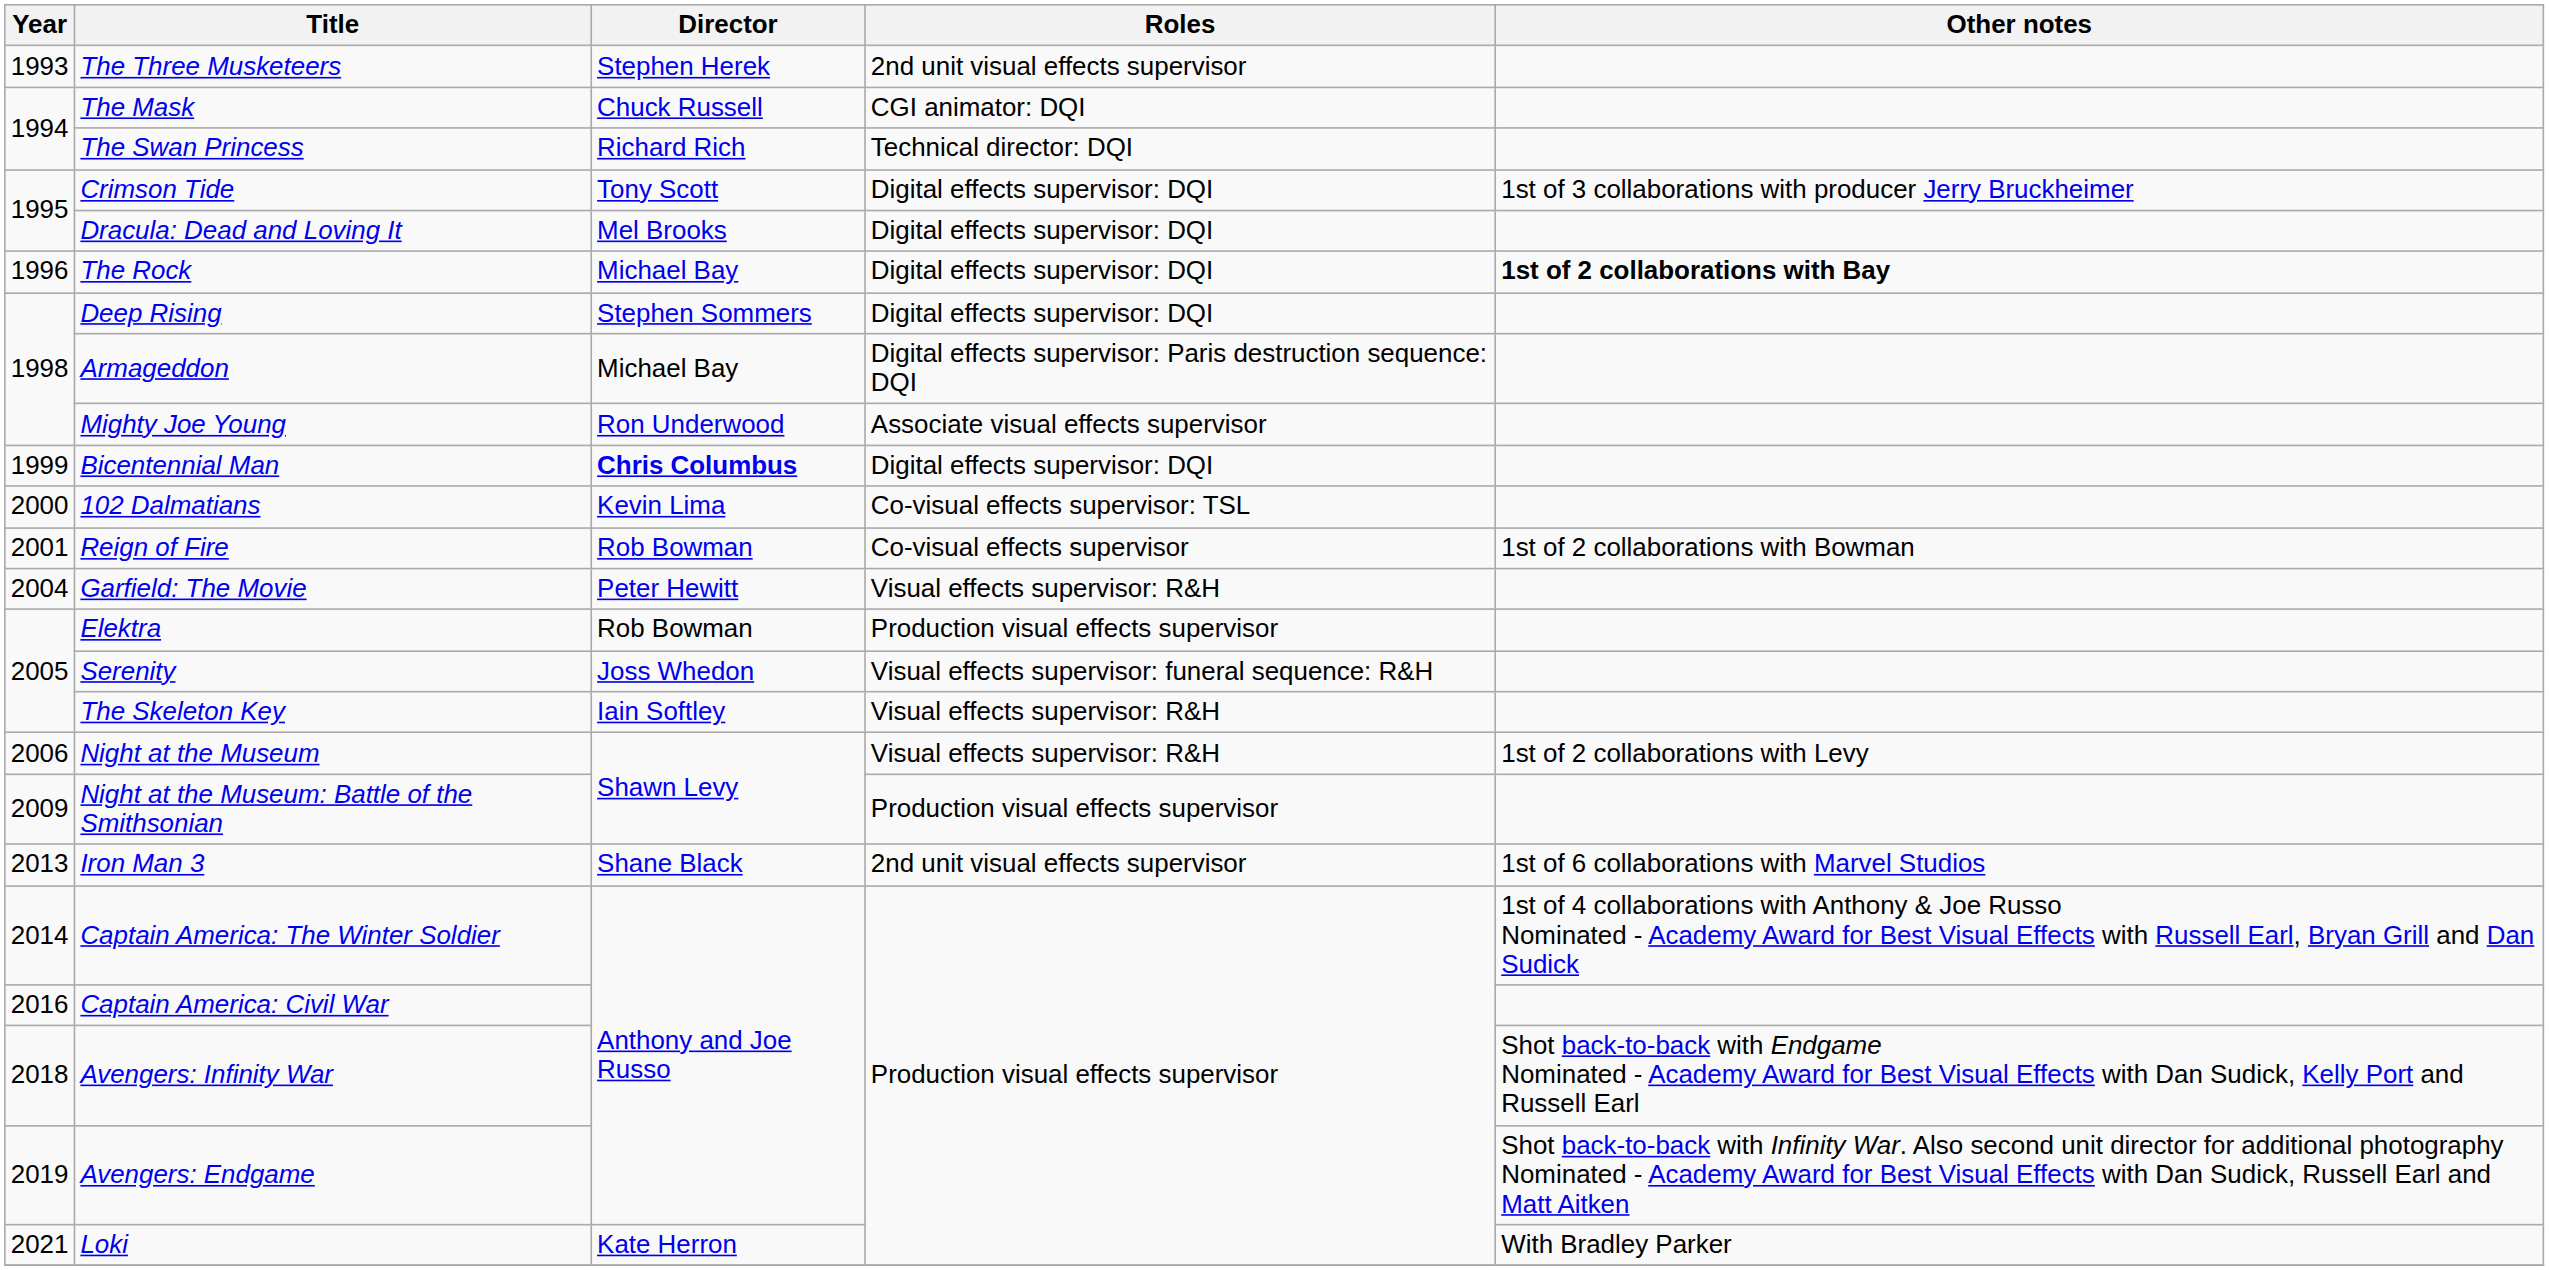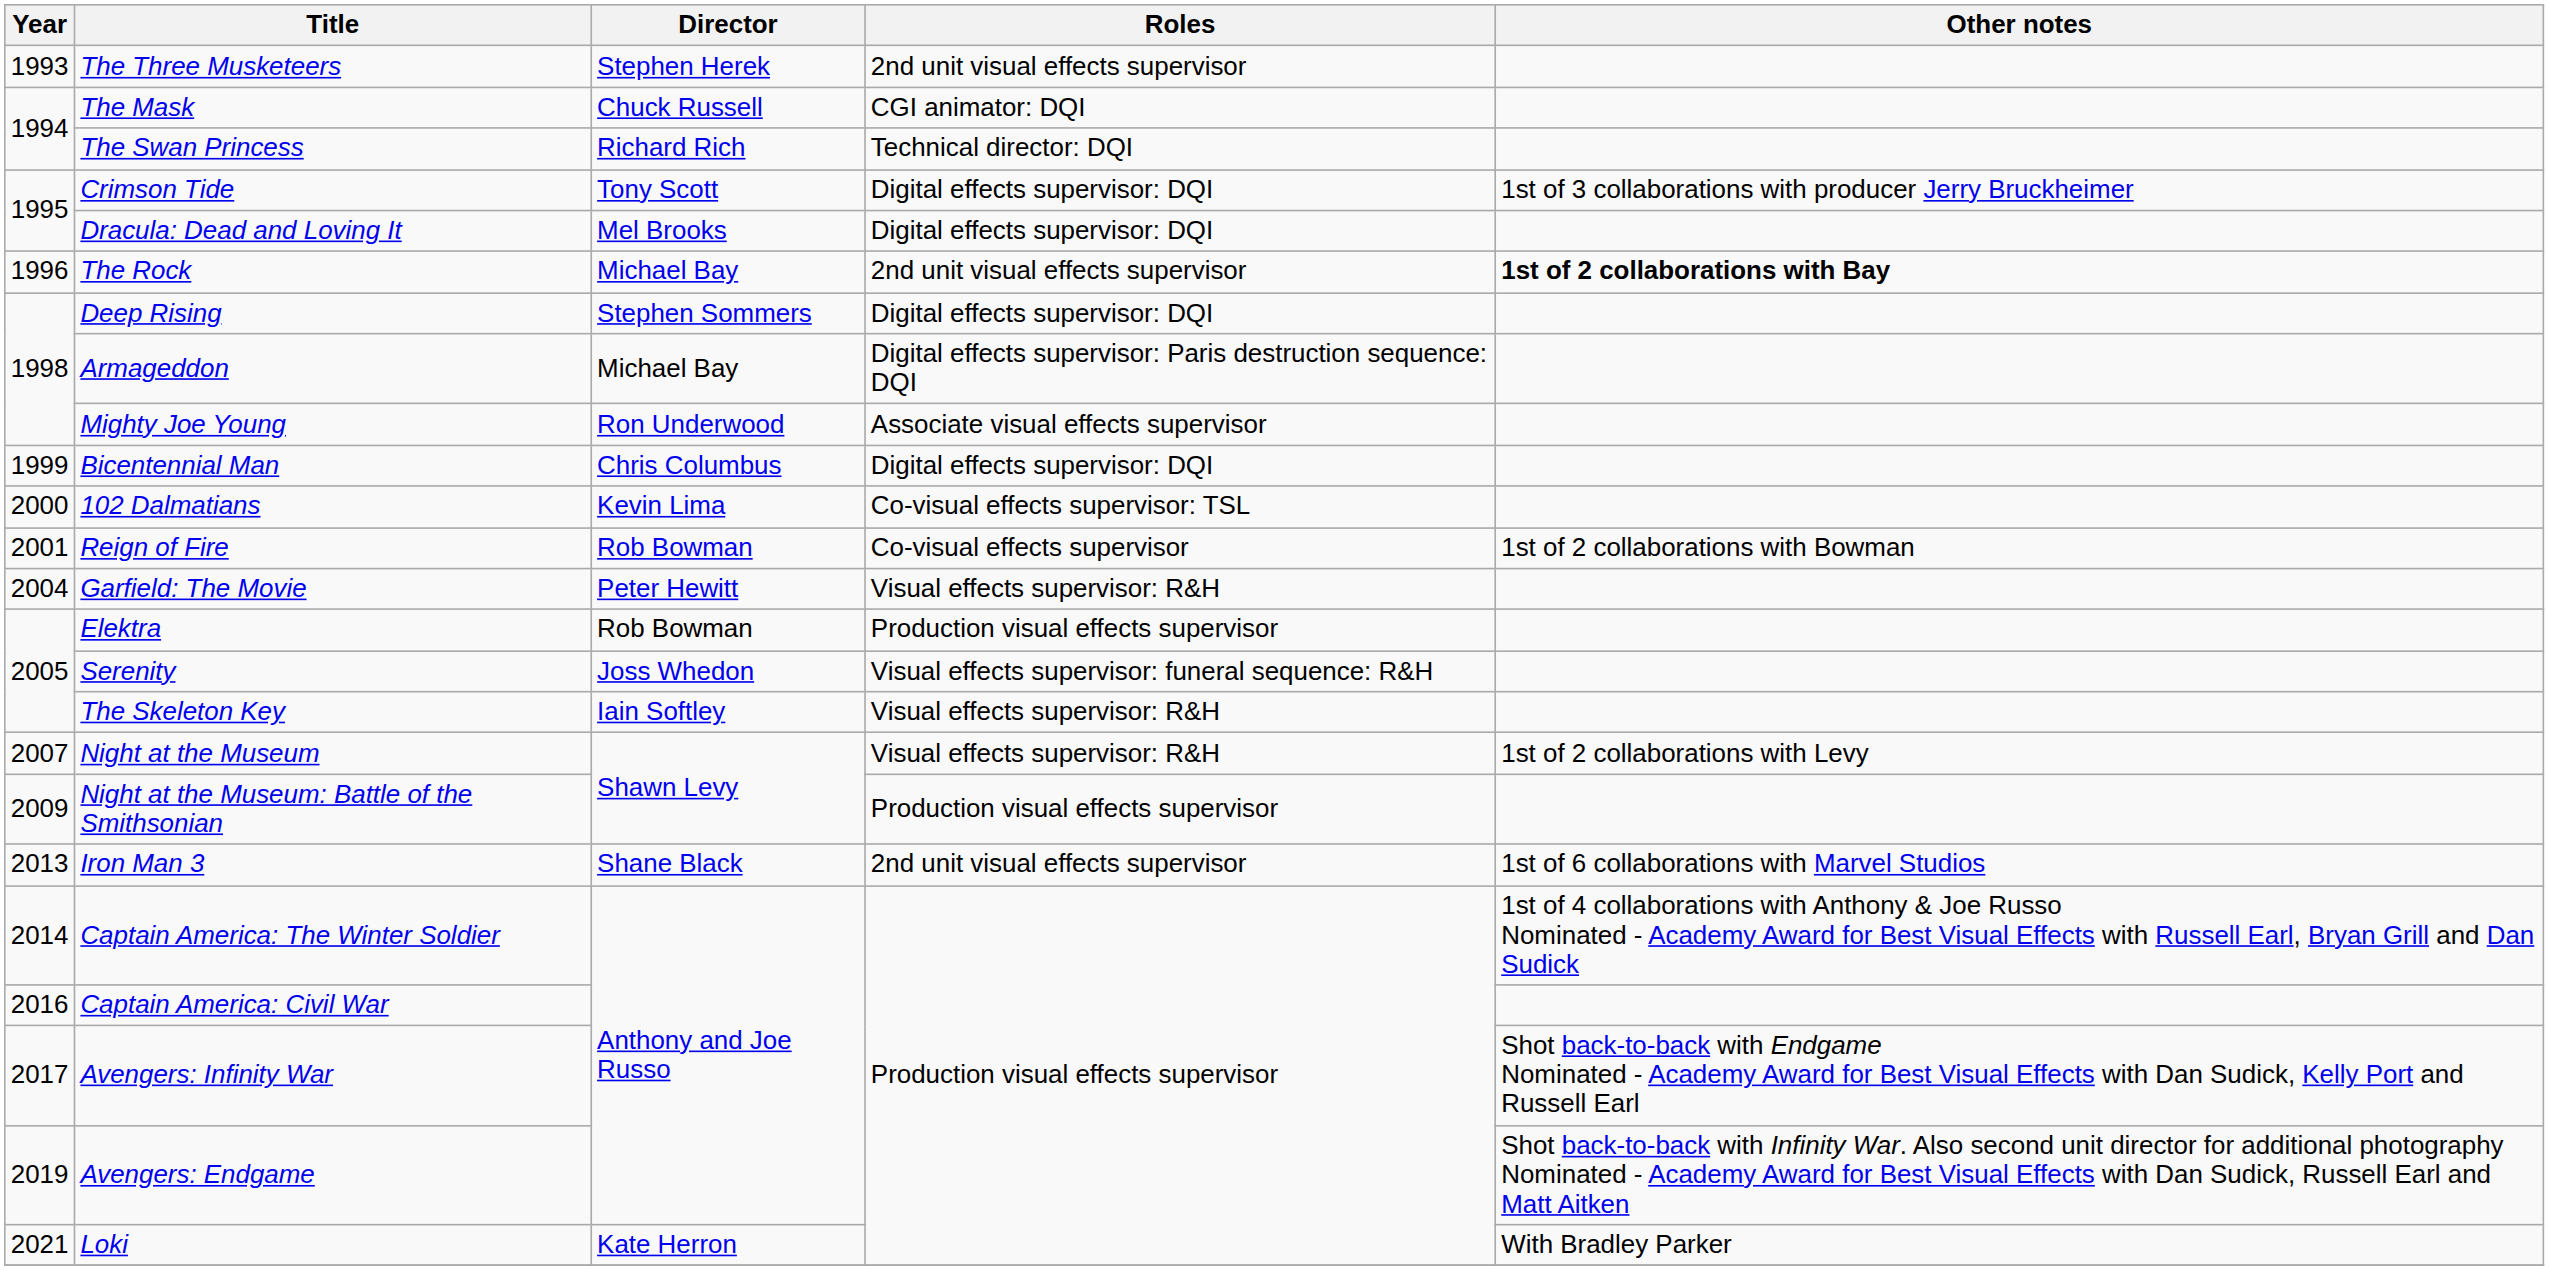(1042, 271) Digital effects supervisor: DQI -> (1059, 271) 2nd unit visual effects supervisor
(697, 465) bold -> (689, 465) normal
(40, 753) 2006 -> (40, 753) 2007
(40, 1075) 2018 -> (40, 1075) 2017
